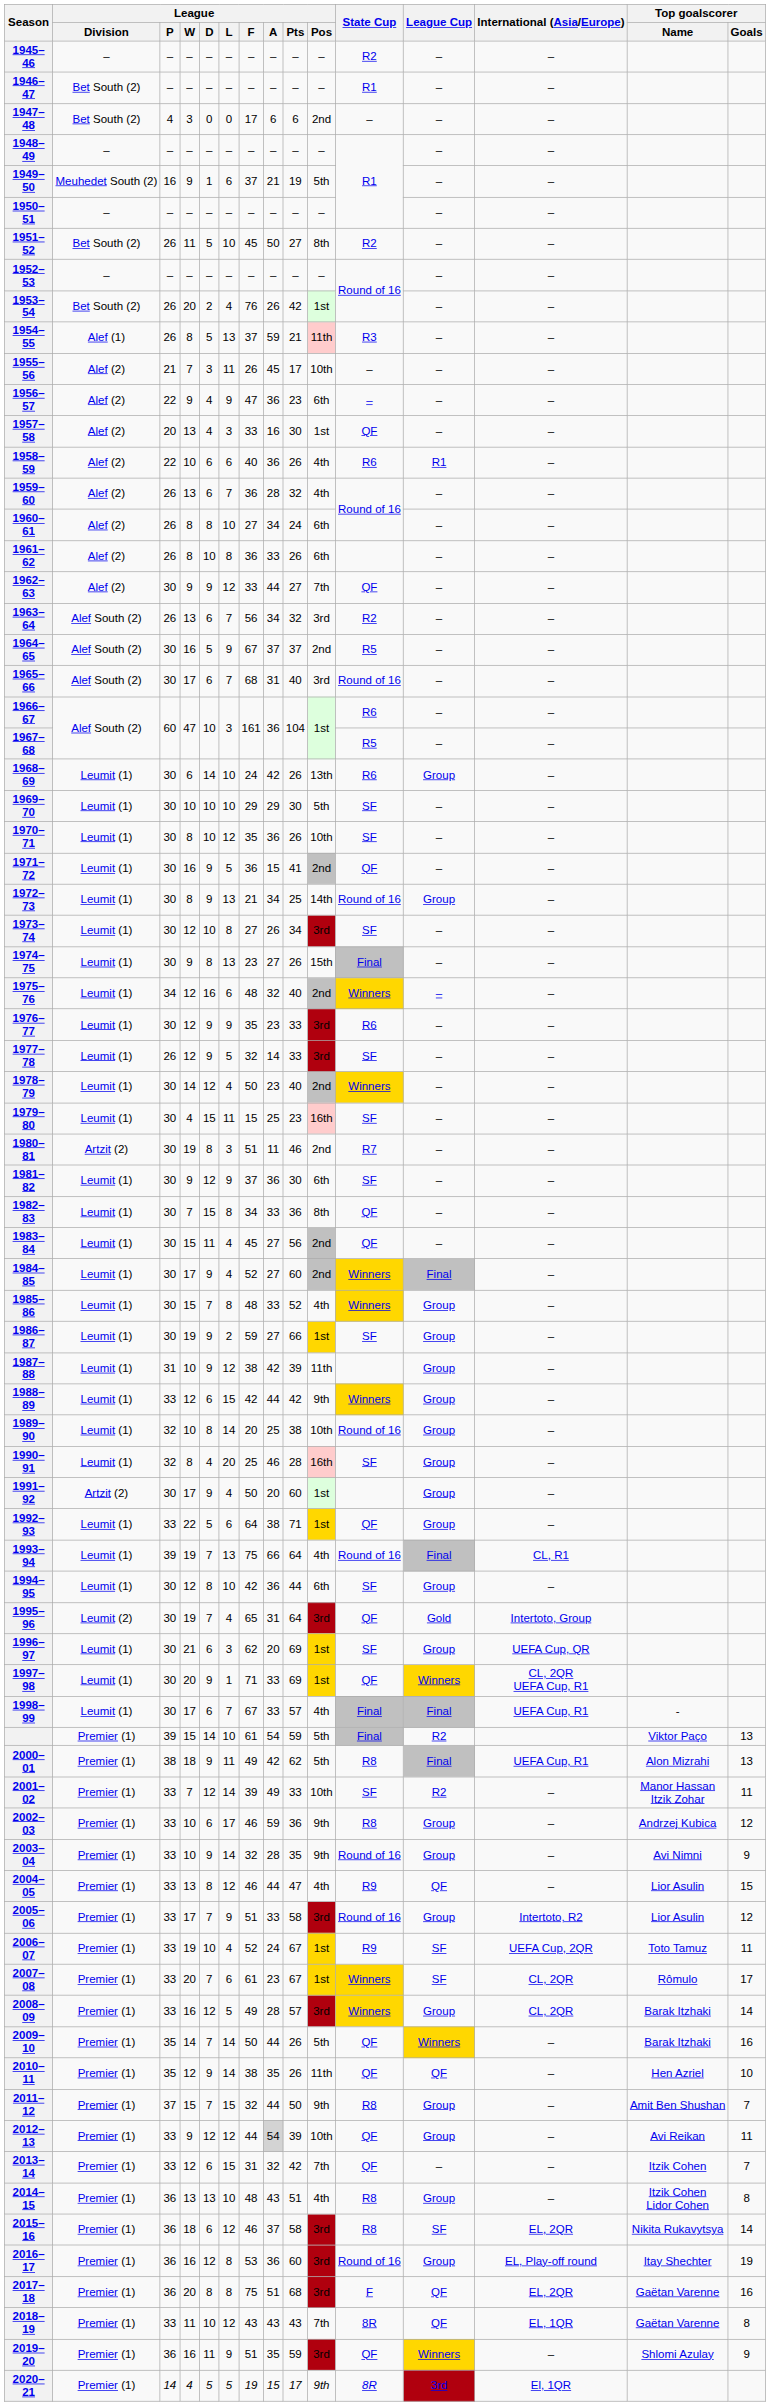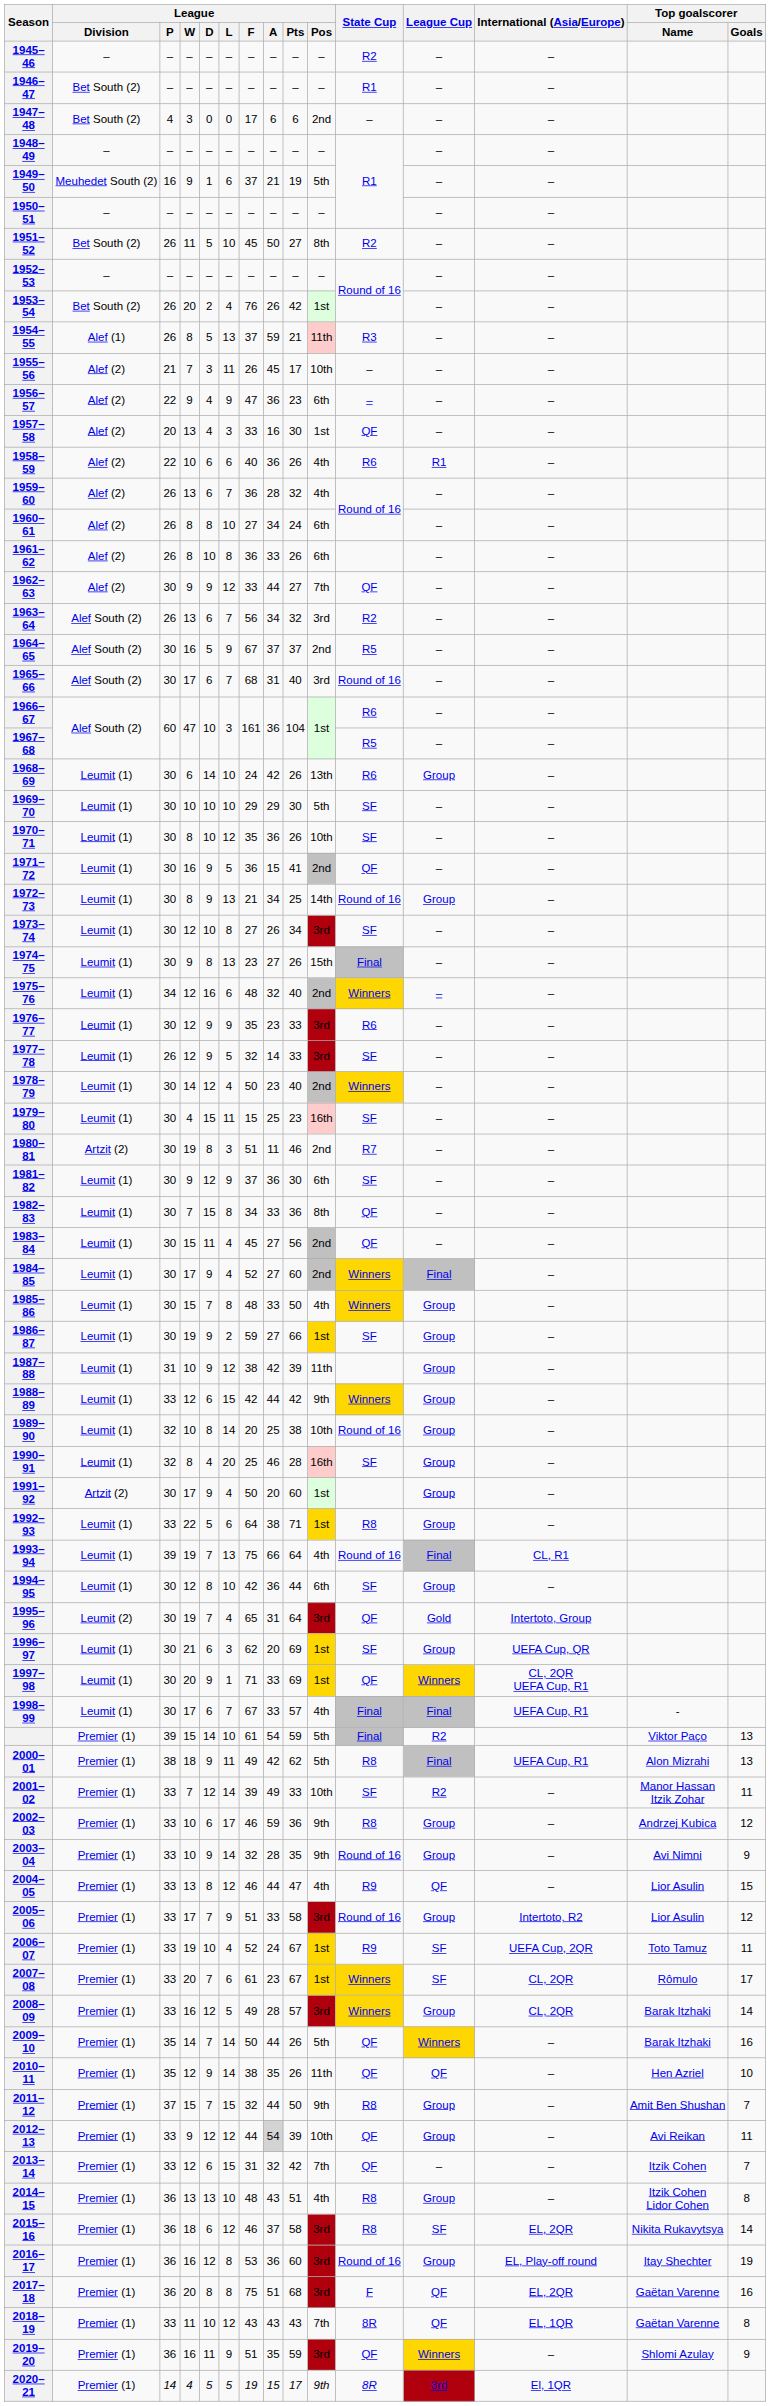(295, 1305) 52 -> (295, 1305) 50
(369, 1524) QF -> (369, 1524) R8
